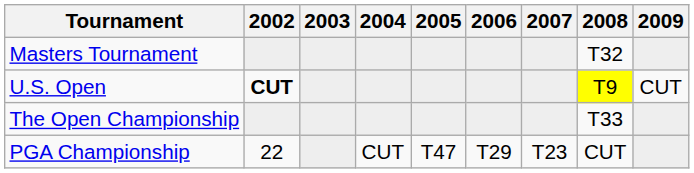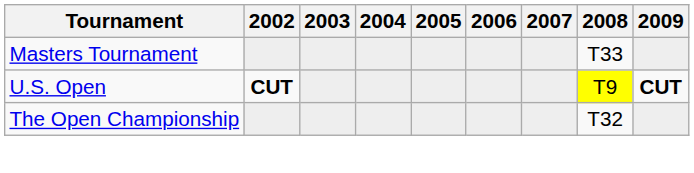(605, 54) T32 -> (605, 54) T33
(661, 87) normal -> (661, 87) bold
(605, 119) T33 -> (605, 119) T32
- row: (100, 152)
